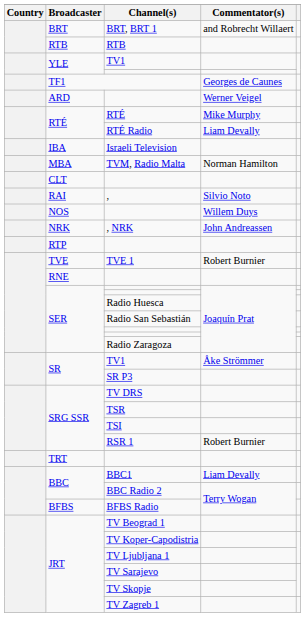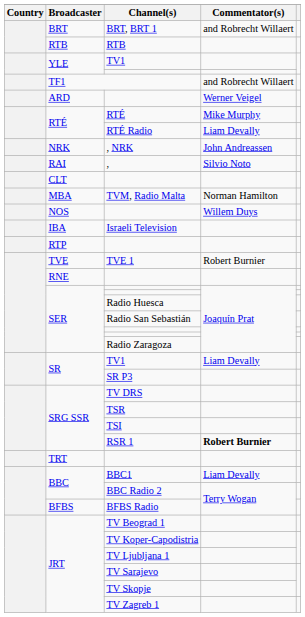(243, 82) Georges de Caunes -> (248, 82) and Robrecht Willaert
rows swapped: (57, 147) <-> (59, 228)
rows swapped: (57, 195) <-> (60, 163)
(233, 361) Åke Strömmer -> (231, 361) Liam Devally
(234, 442) normal -> (237, 442) bold
